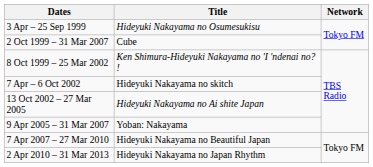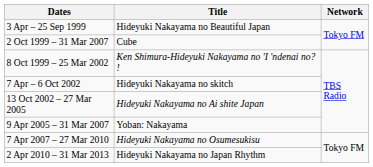(188, 27) Hideyuki Nakayama no Osumesukisu -> (193, 27) Hideyuki Nakayama no Beautiful Japan
(193, 140) Hideyuki Nakayama no Beautiful Japan -> (188, 140) Hideyuki Nakayama no Osumesukisu
